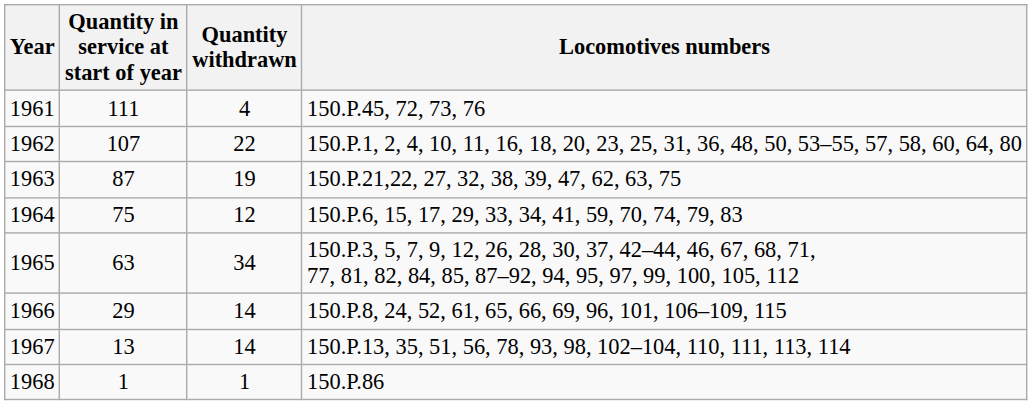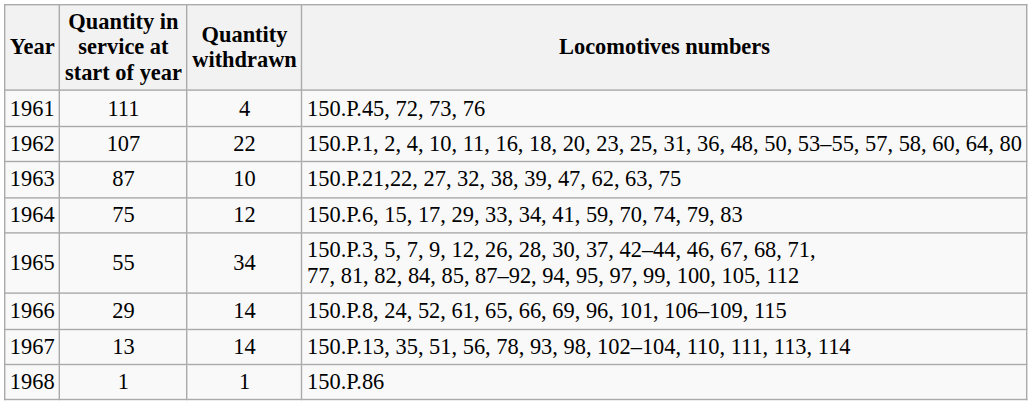(245, 179) 19 -> (245, 179) 10
(123, 262) 63 -> (123, 262) 55
